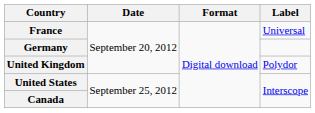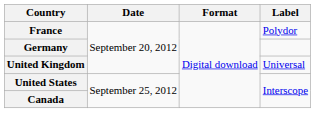(284, 30) Universal -> (280, 30) Polydor
(280, 64) Polydor -> (284, 64) Universal
